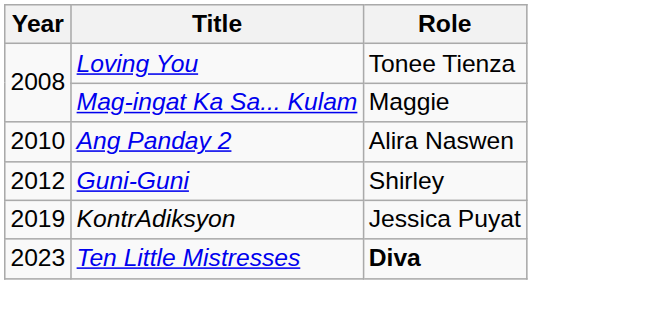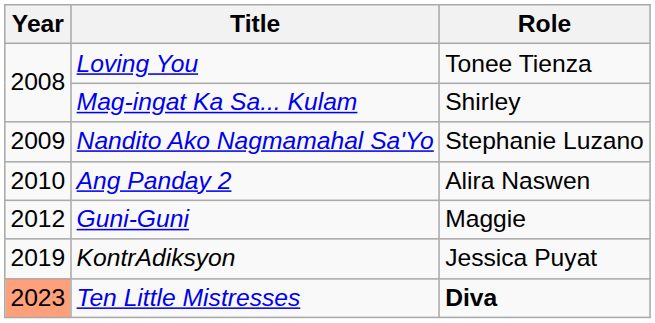(409, 102) Maggie -> (483, 102) Shirley
+ row: (255, 141)
(406, 180) Shirley -> (486, 219) Maggie
(38, 258) no background -> (38, 297) lightsalmon background
